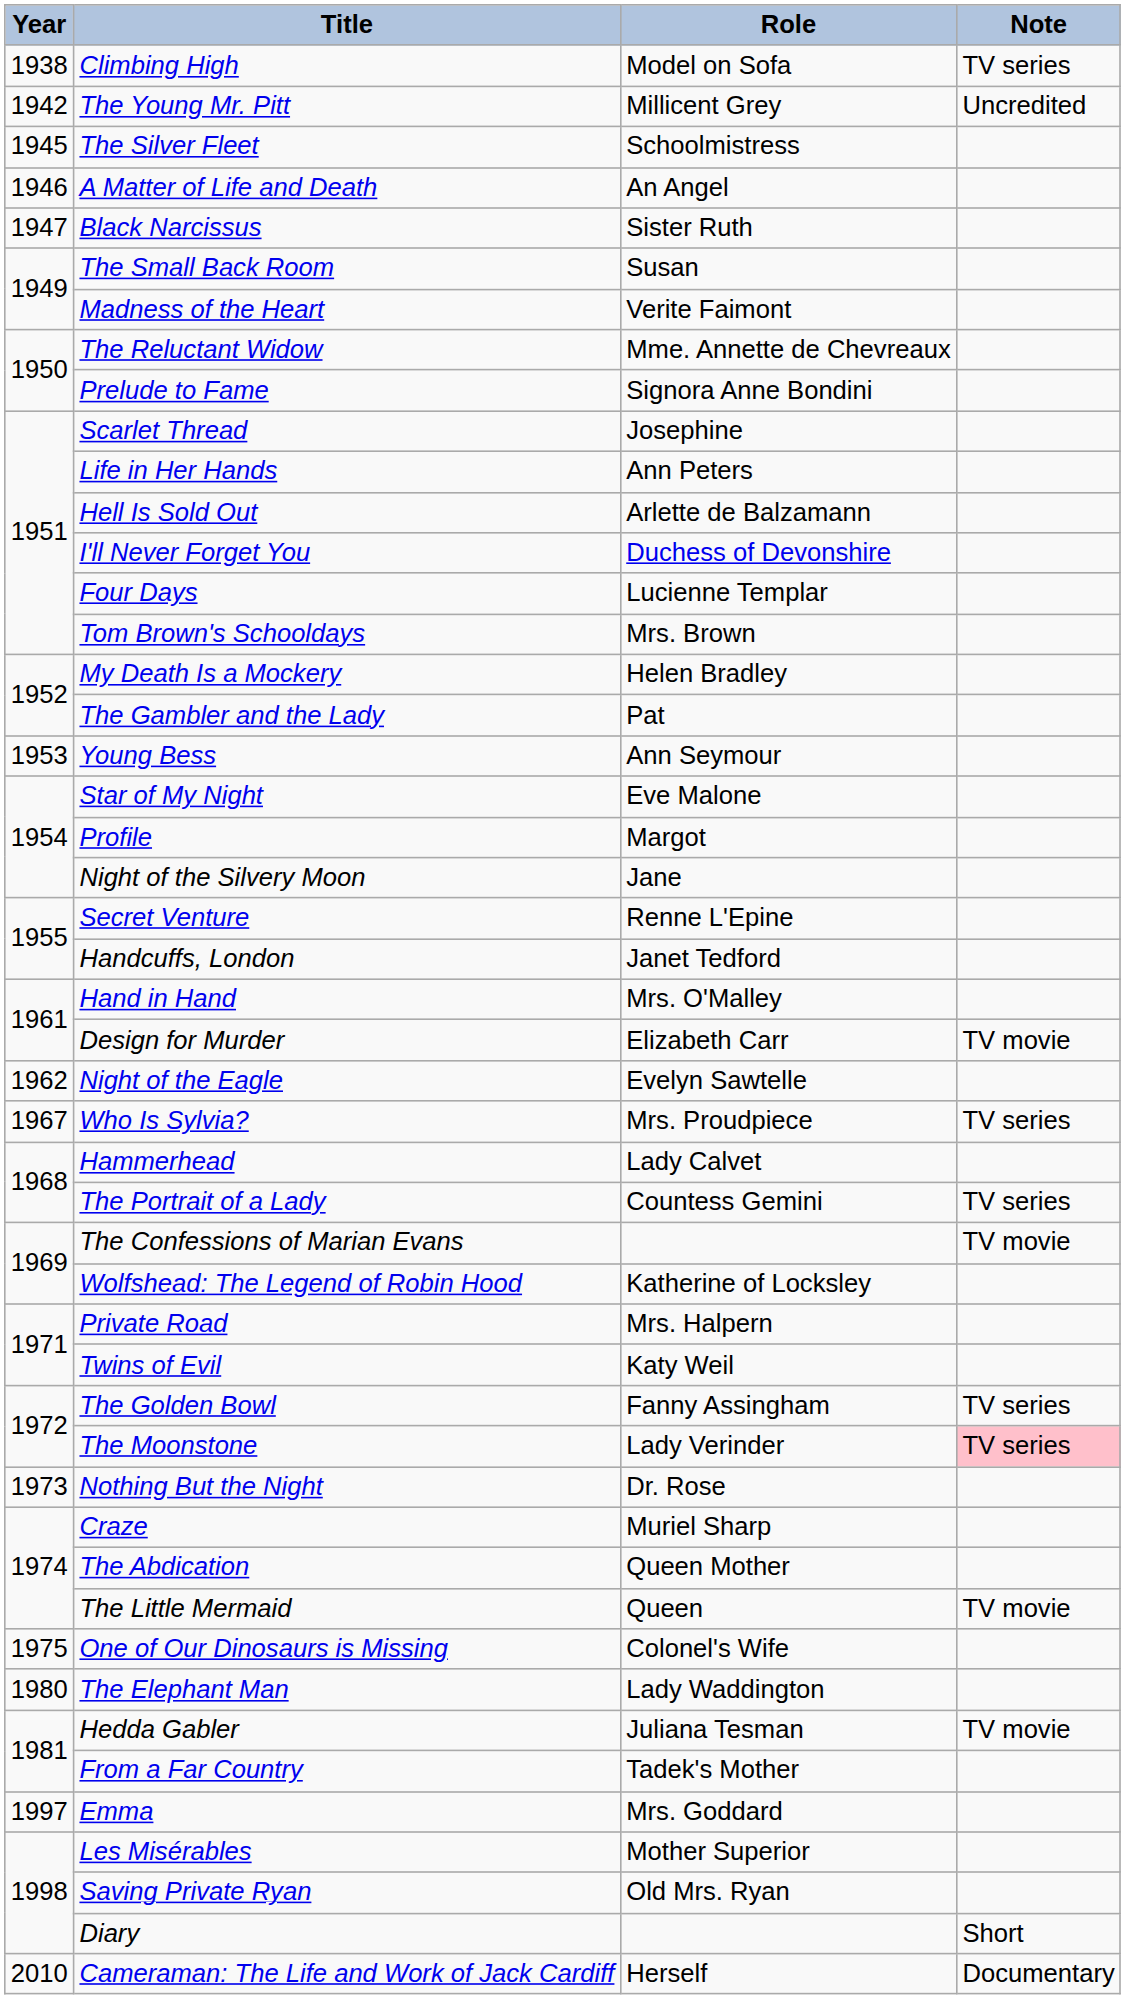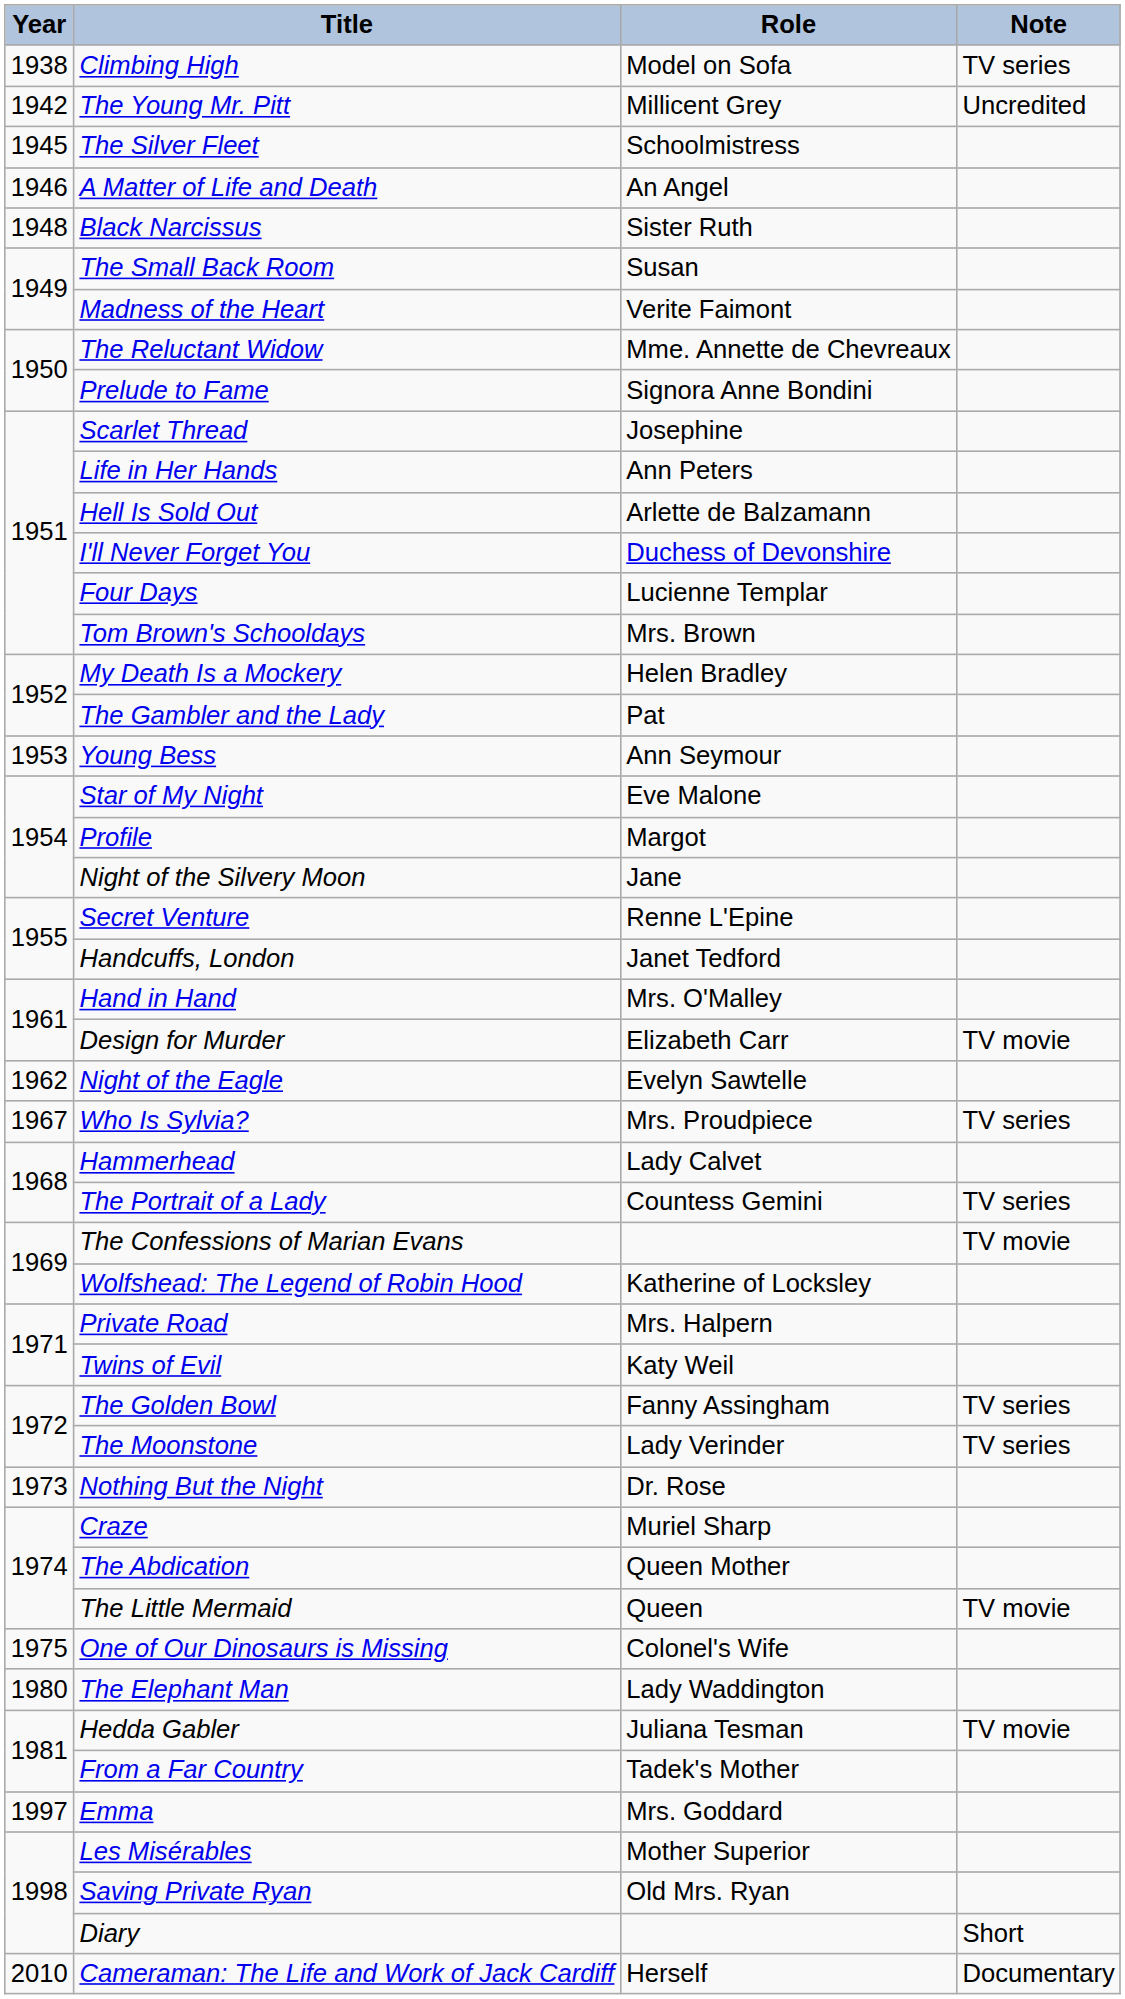(39, 227) 1947 -> (39, 227) 1948
(1017, 1445) pink background -> (1017, 1445) no background
